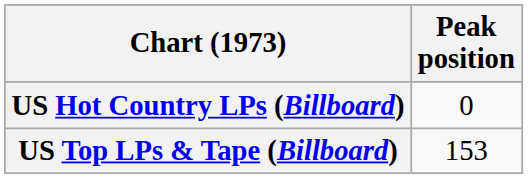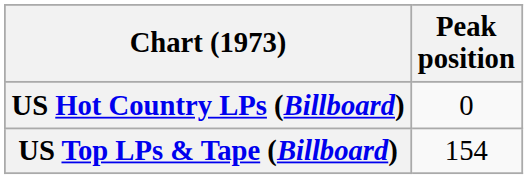(466, 150) 153 -> (466, 150) 154
